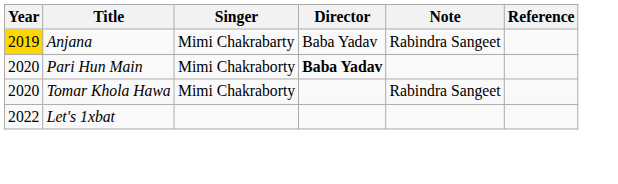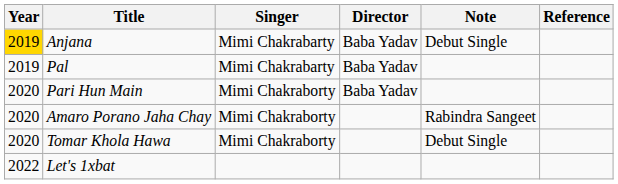(445, 41) Rabindra Sangeet -> (466, 41) Debut Single
+ row: (58, 66)
(342, 66) bold -> (380, 91) normal
+ row: (129, 116)
(445, 91) Rabindra Sangeet -> (466, 141) Debut Single
